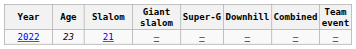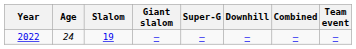(68, 37) 23 -> (68, 37) 24
(108, 37) 21 -> (108, 37) 19
